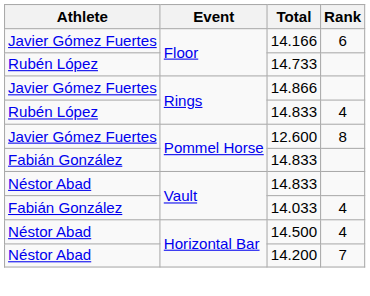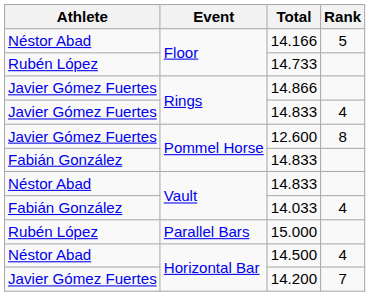(82, 41) Javier Gómez Fuertes -> (50, 41) Néstor Abad
(343, 41) 6 -> (343, 41) 5
(53, 112) Rubén López -> (82, 112) Javier Gómez Fuertes
+ row: (207, 232)
(50, 256) Néstor Abad -> (82, 280) Javier Gómez Fuertes
